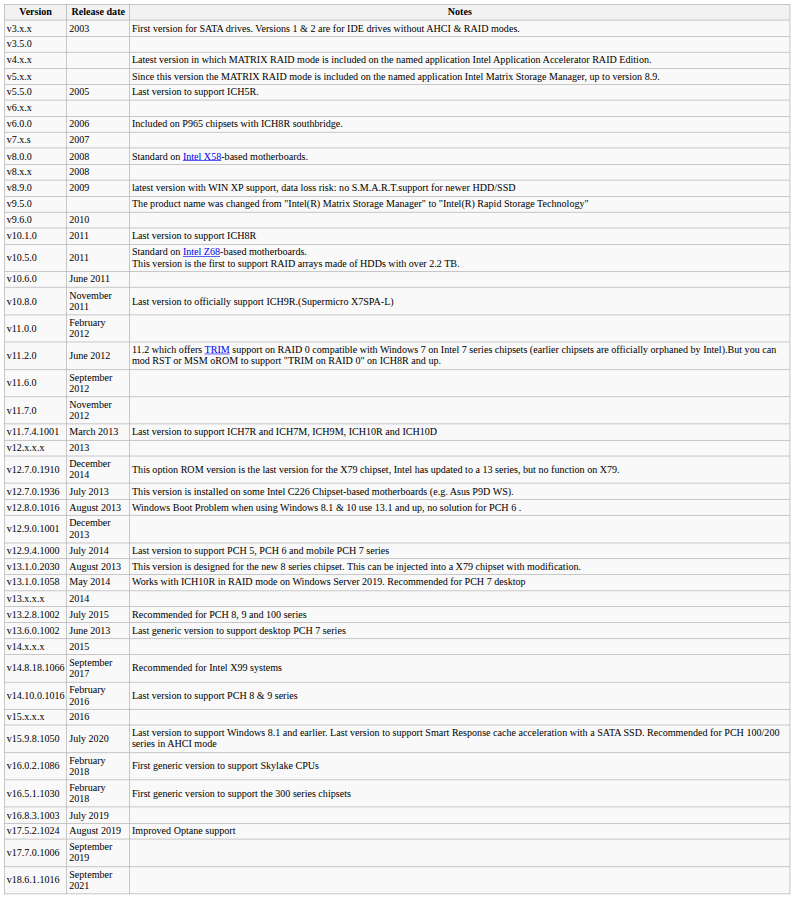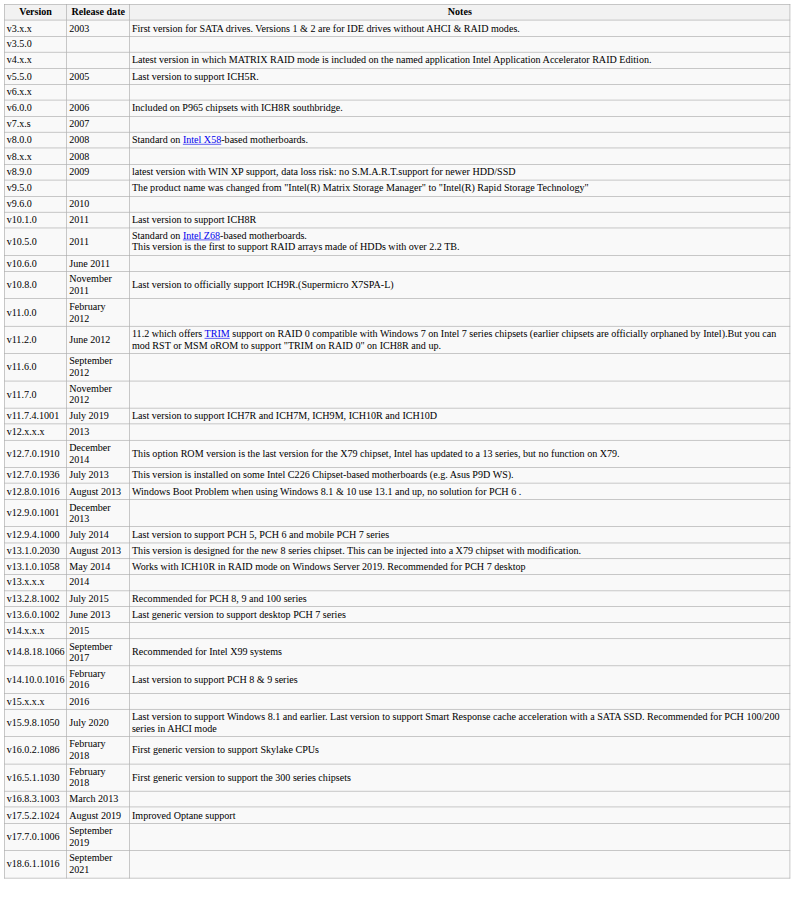- row: (19, 76)
(94, 432) March 2013 -> (89, 416) July 2019
(89, 815) July 2019 -> (94, 799) March 2013
